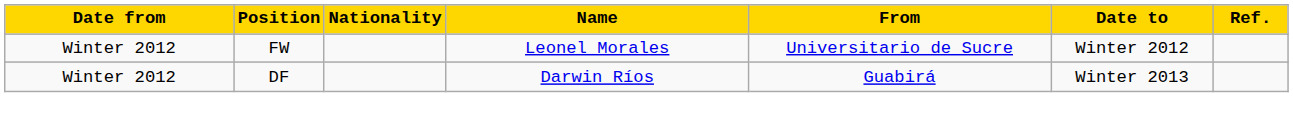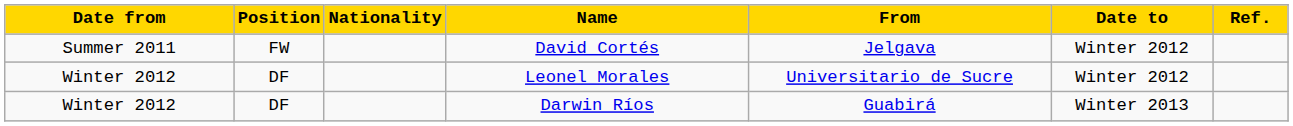+ row: (597, 48)
(279, 48) FW -> (279, 77) DF
